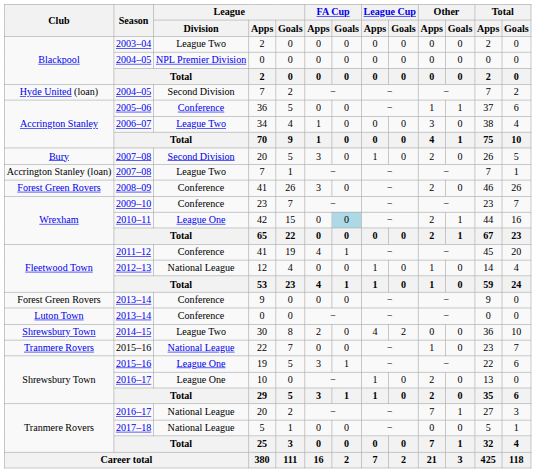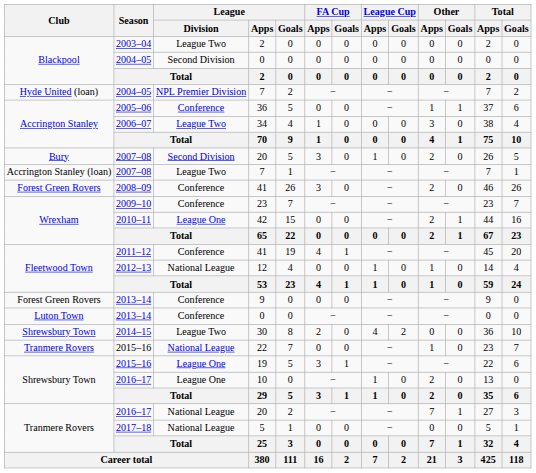(201, 60) NPL Premier Division -> (201, 60) Second Division
(201, 92) Second Division -> (201, 92) NPL Premier Division
(347, 220) lightblue background -> (347, 220) no background
